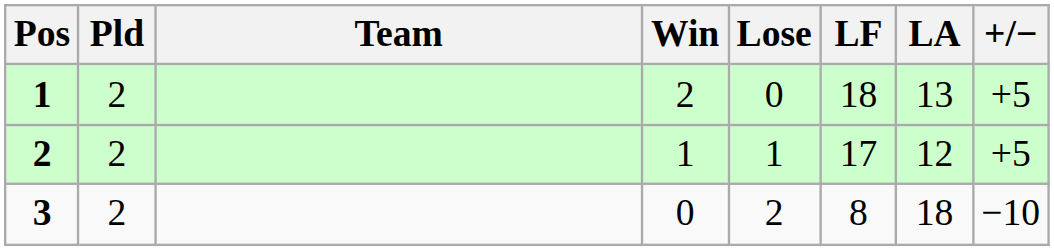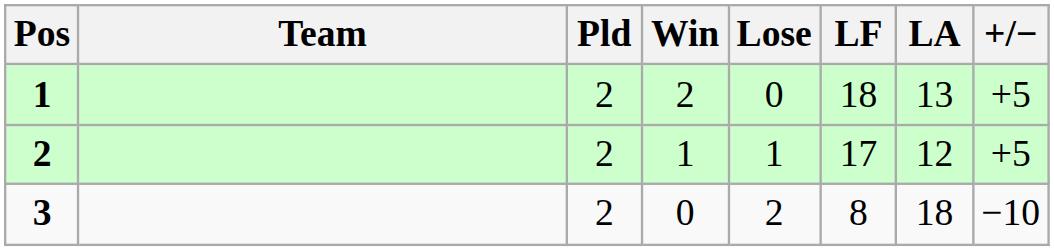columns swapped: (399, 34) <-> (117, 34)
